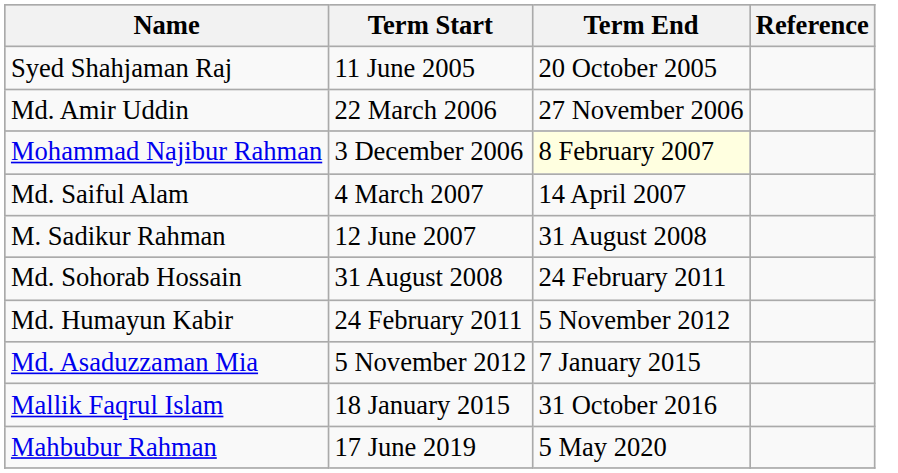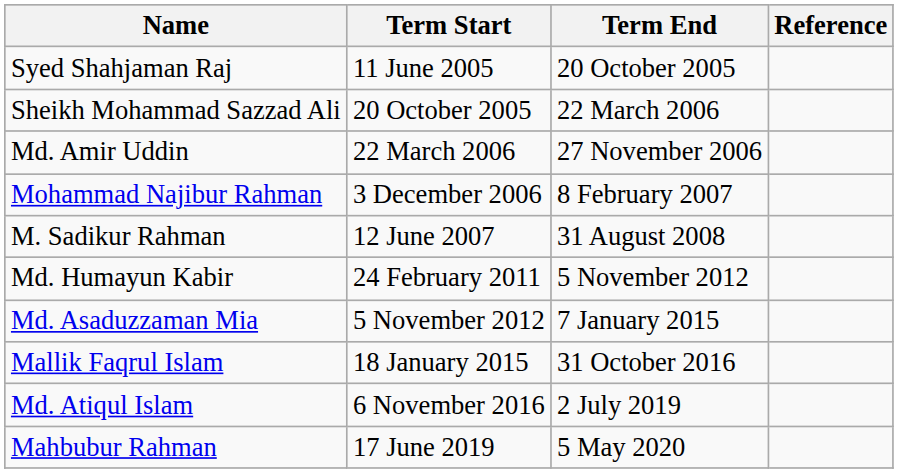+ row: (176, 109)
(626, 151) lightyellow background -> (645, 194) no background
- row: (100, 194)
- row: (126, 278)
+ row: (102, 404)
